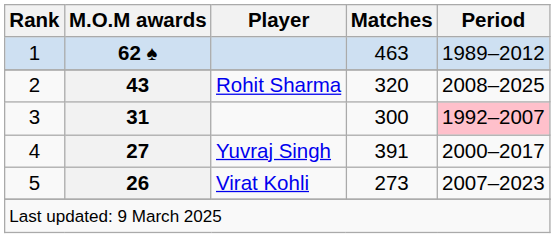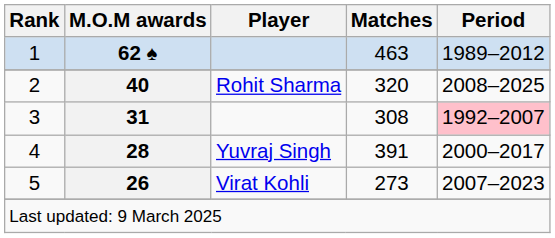(138, 85) 43 -> (138, 85) 40
(392, 118) 300 -> (392, 118) 308
(138, 150) 27 -> (138, 150) 28
